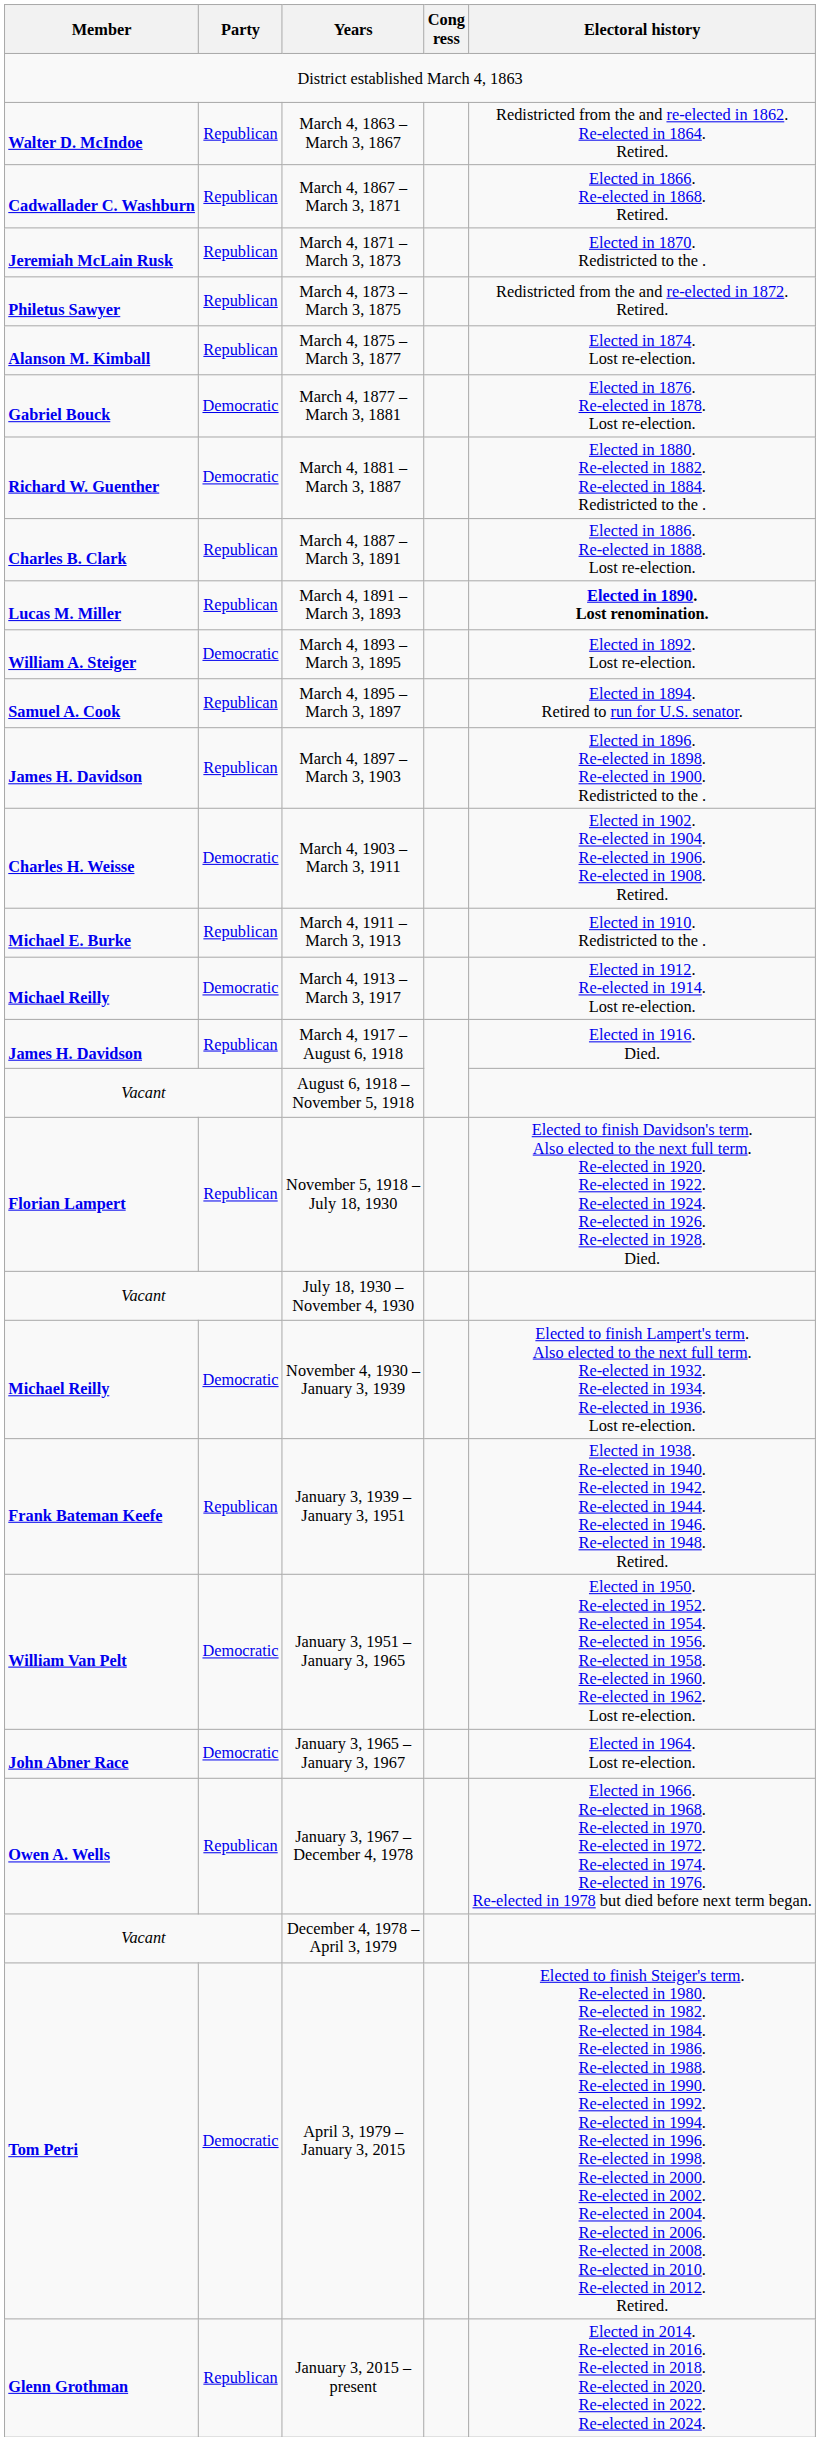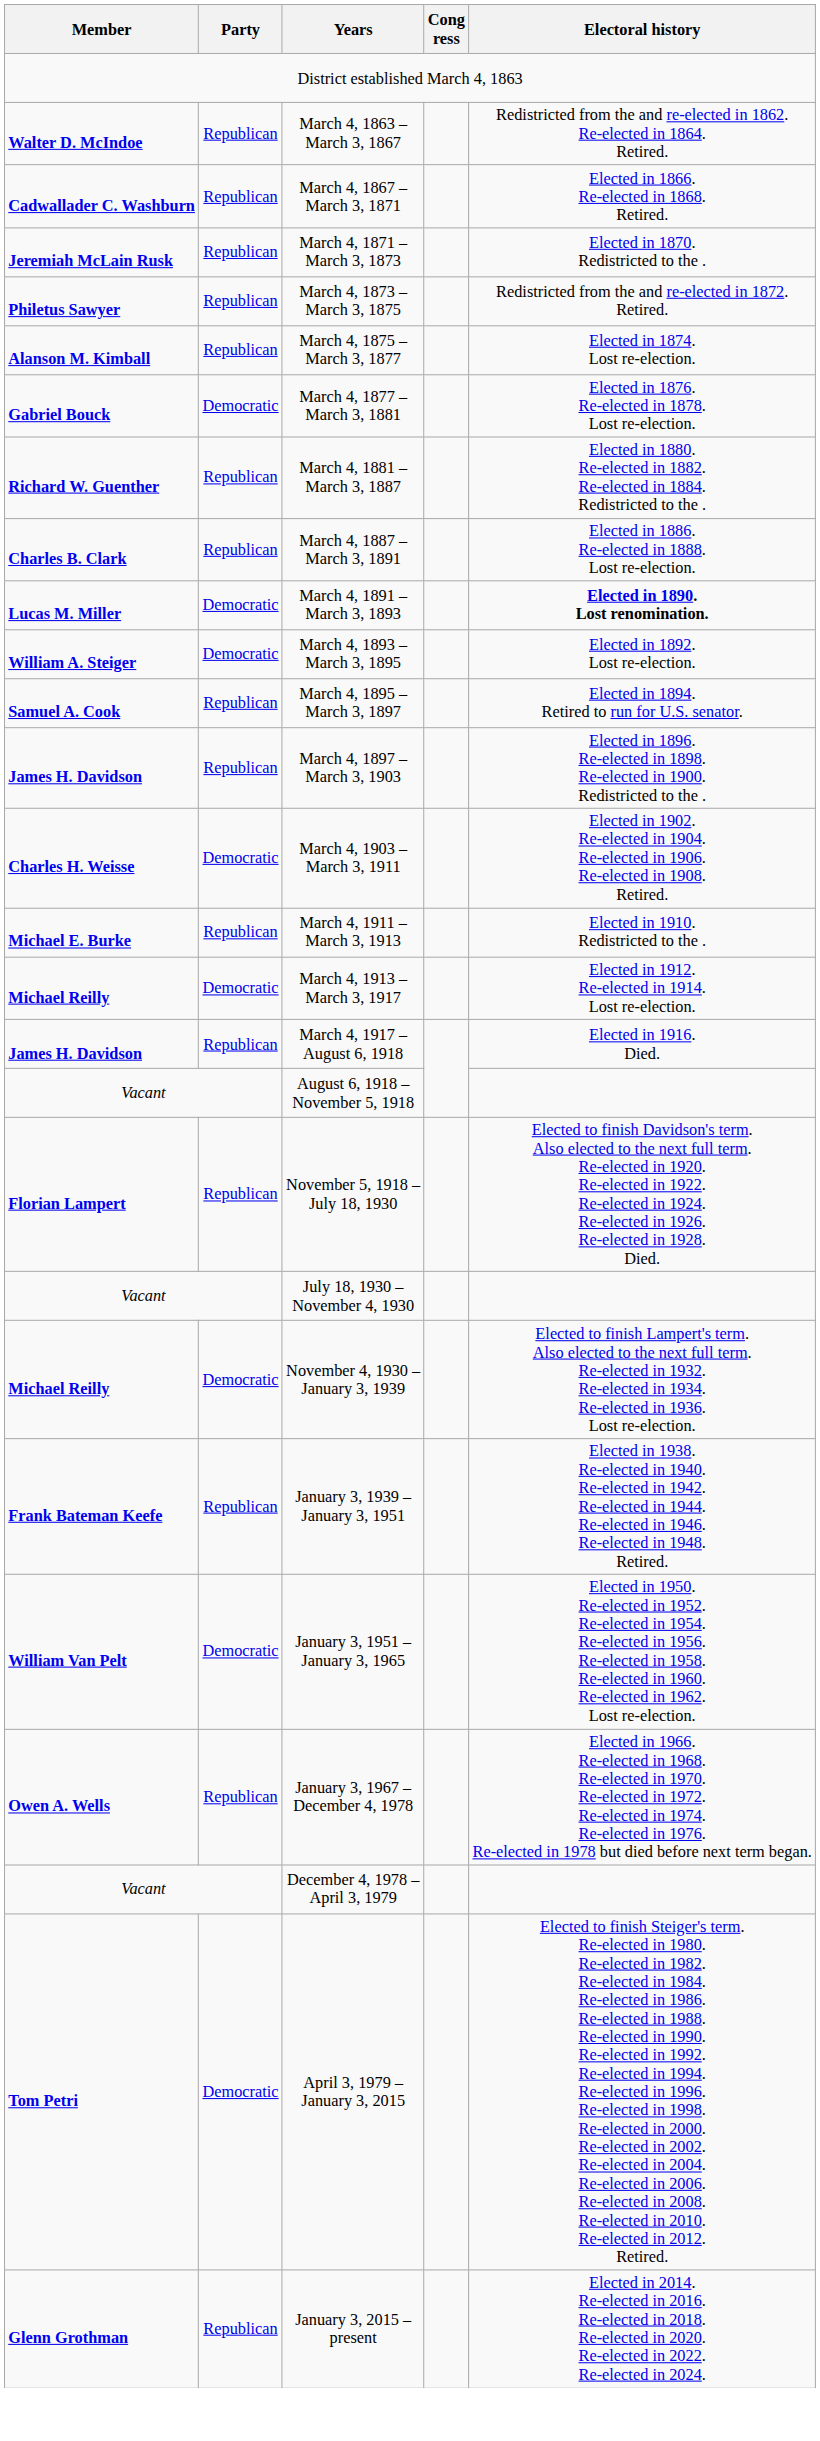(241, 477) Democratic -> (241, 477) Republican
(241, 605) Republican -> (241, 605) Democratic
- row: (353, 1753)
